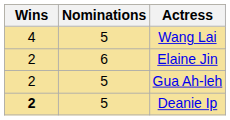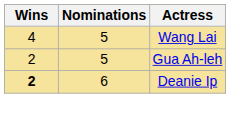- row: (187, 59)
(104, 103) 5 -> (104, 81) 6
